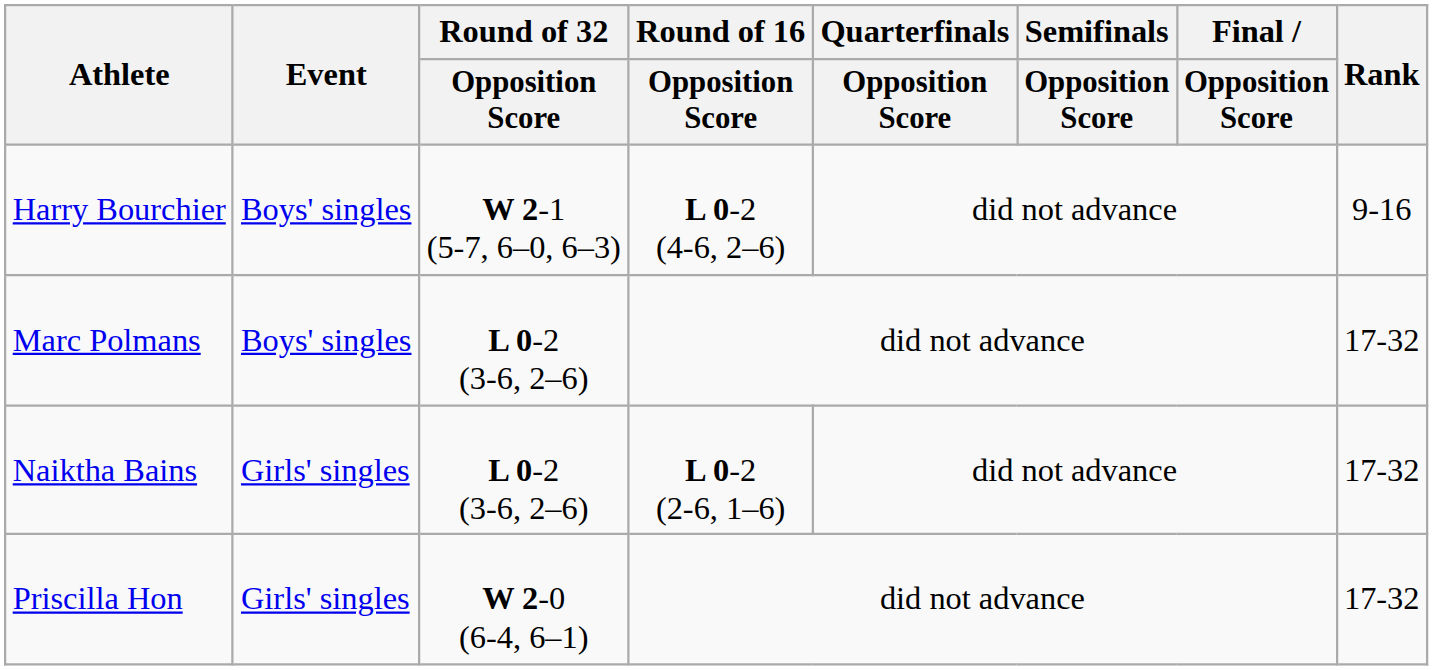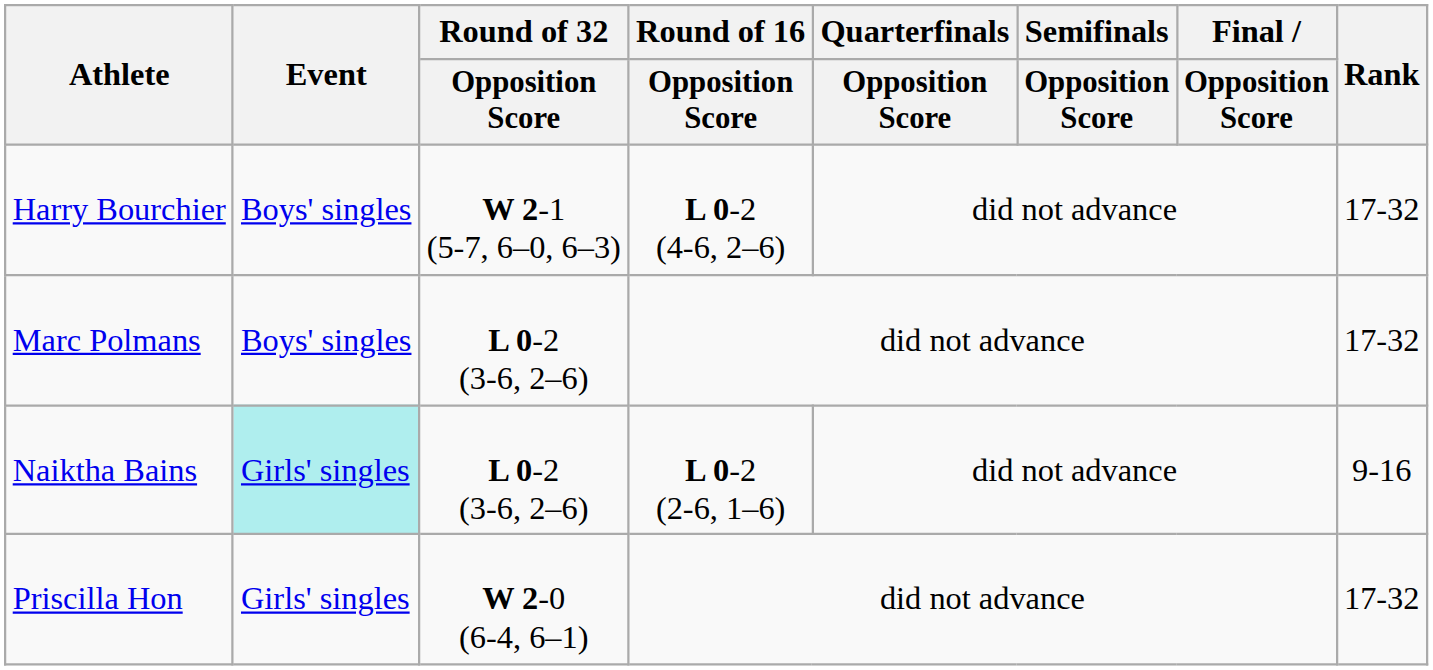(1382, 209) 9-16 -> (1382, 209) 17-32
(325, 469) no background -> (325, 469) paleturquoise background
(1382, 469) 17-32 -> (1382, 469) 9-16
